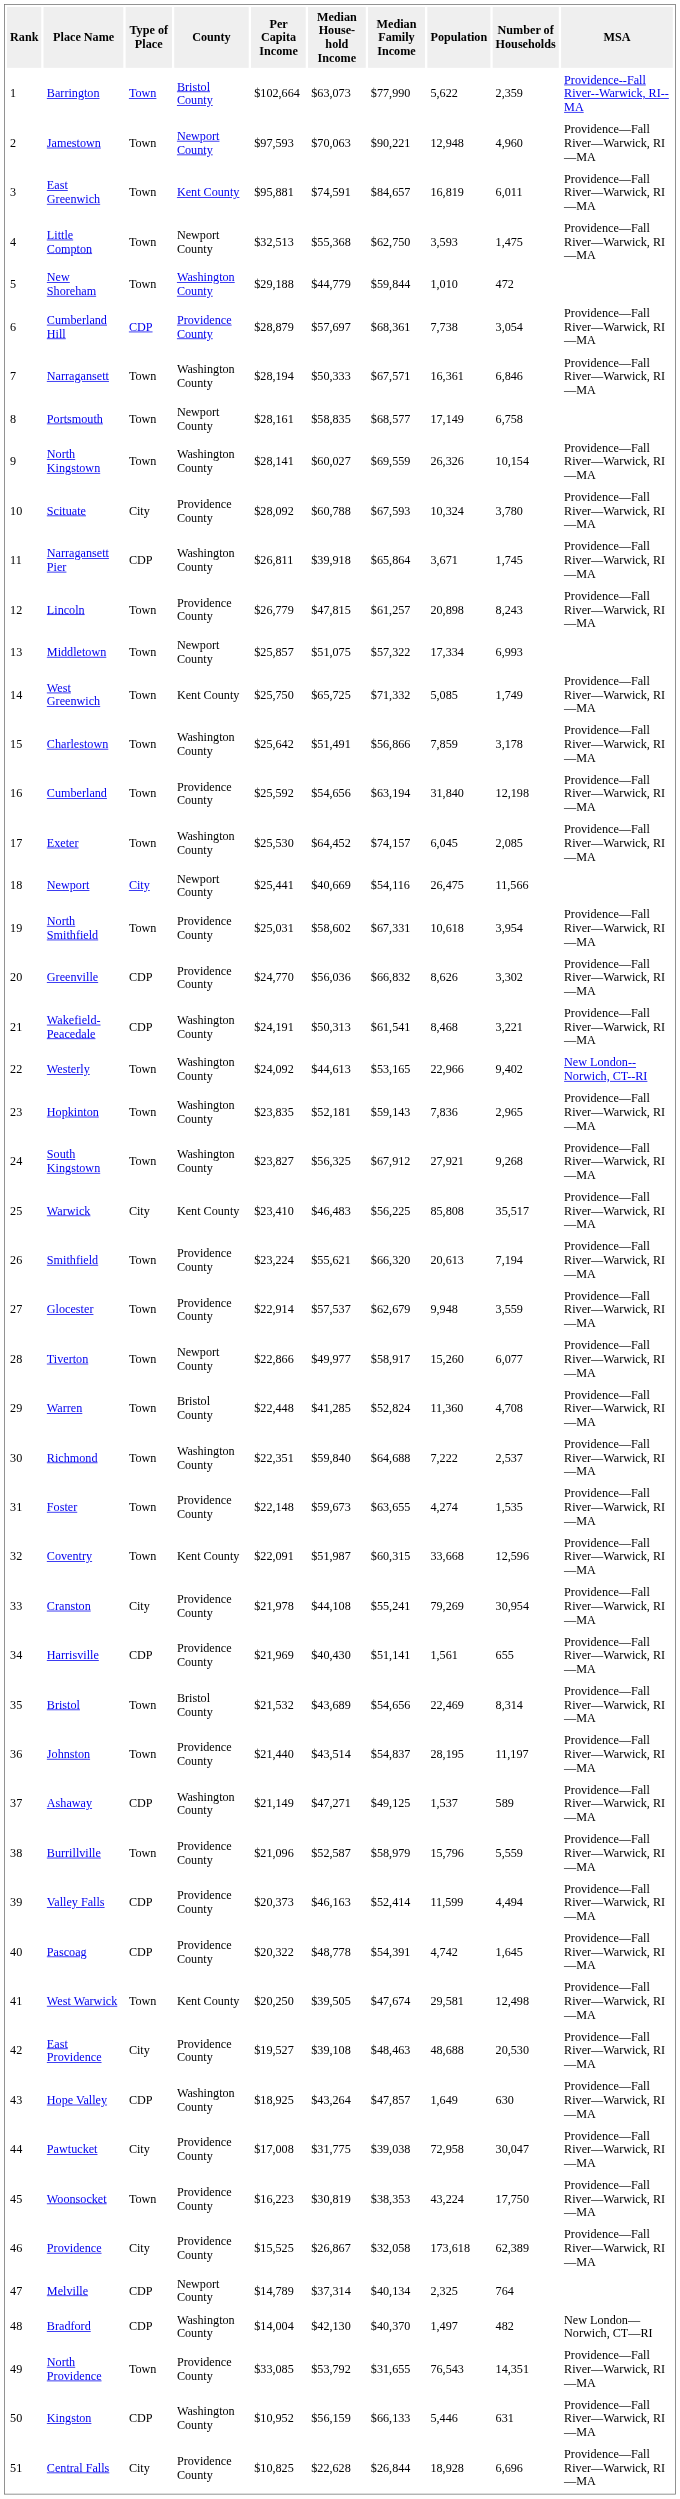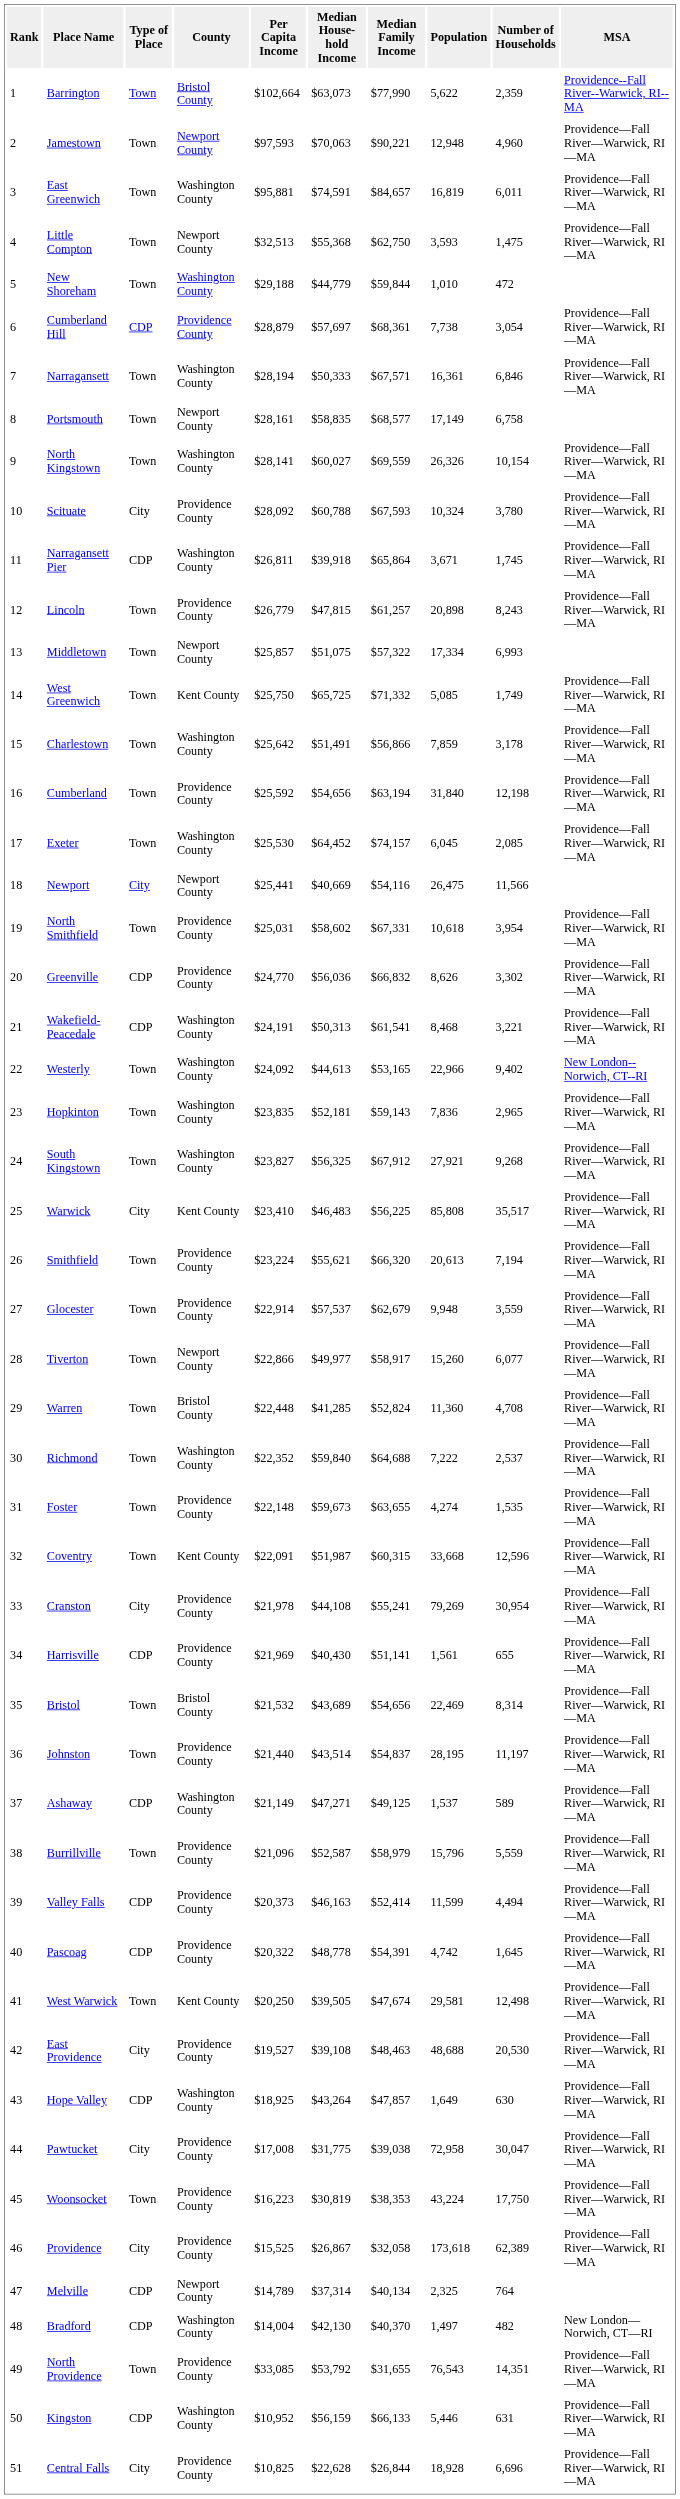(208, 192) Kent County -> (206, 192) Washington County
(274, 1458) $22,351 -> (274, 1458) $22,352
